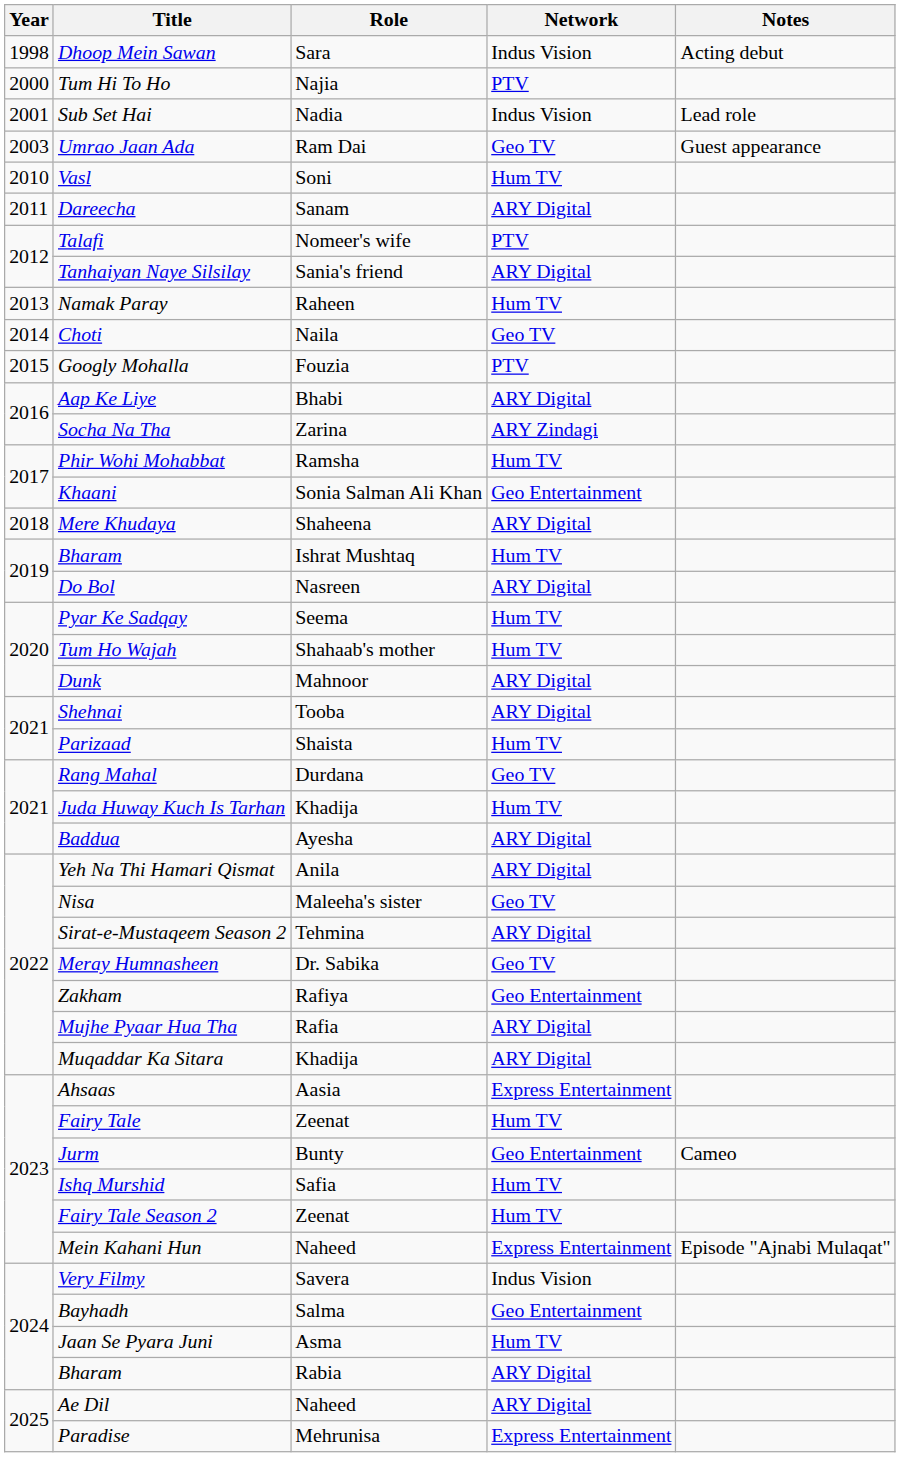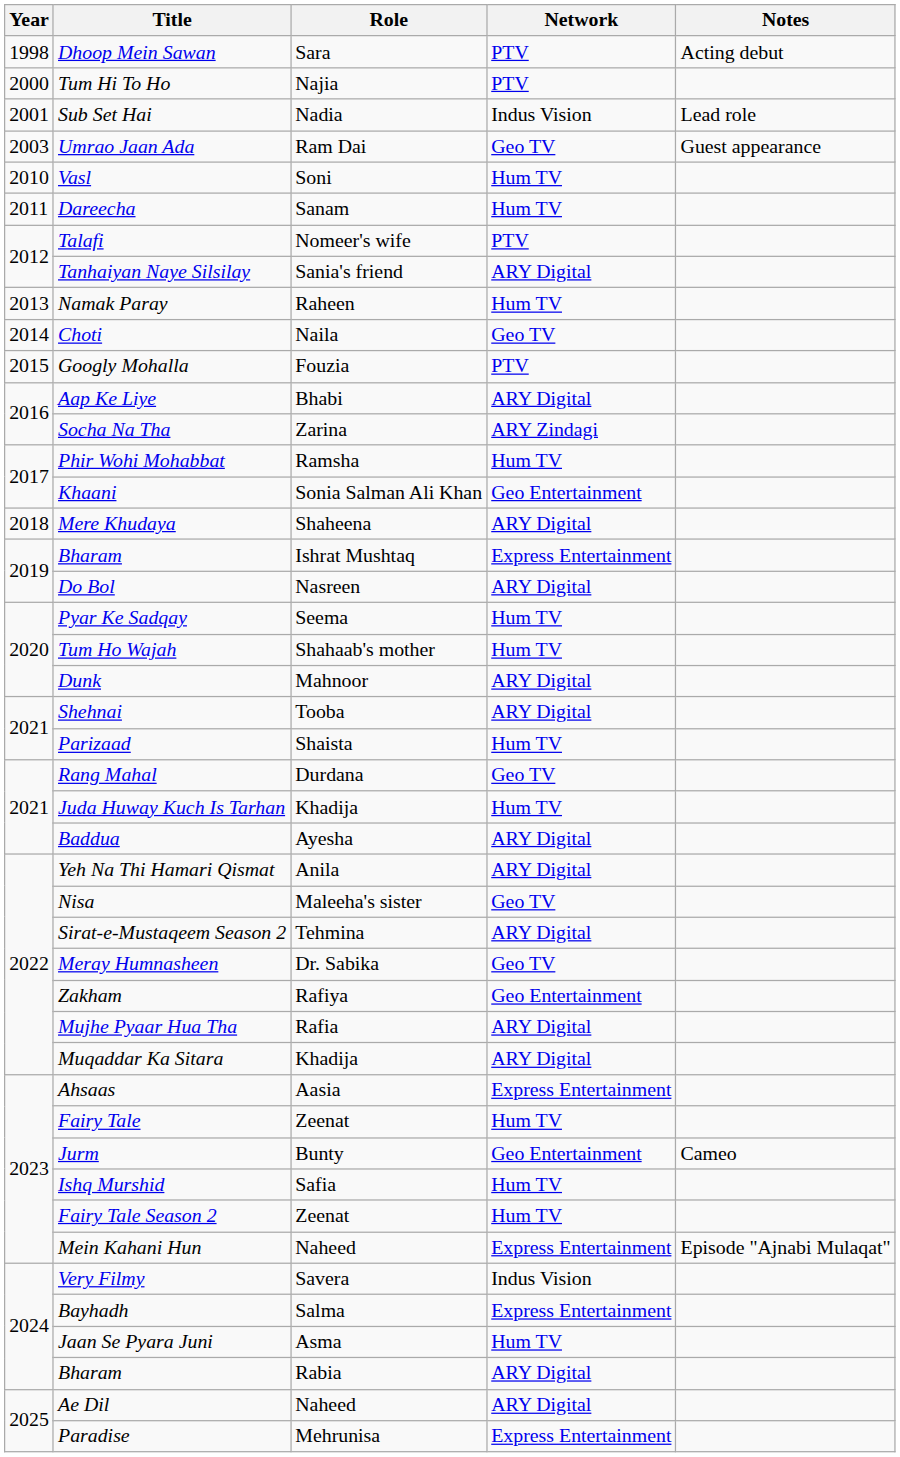(541, 51) Indus Vision -> (510, 51) PTV
(541, 209) ARY Digital -> (527, 209) Hum TV
(527, 555) Hum TV -> (581, 555) Express Entertainment
(566, 1310) Geo Entertainment -> (581, 1310) Express Entertainment
